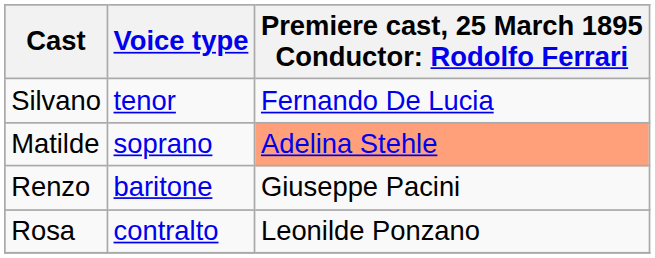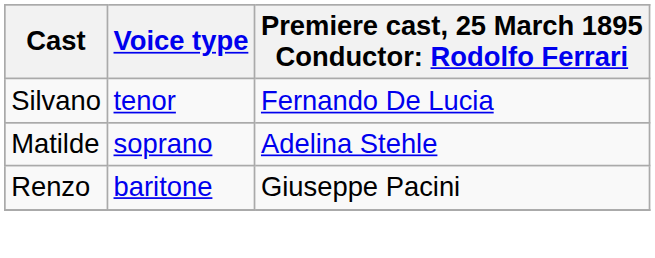(349, 143) lightsalmon background -> (349, 143) no background
- row: (43, 230)
